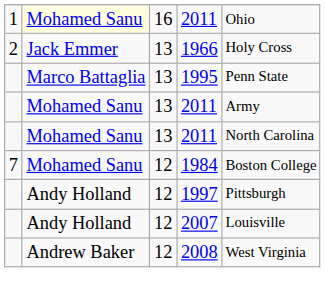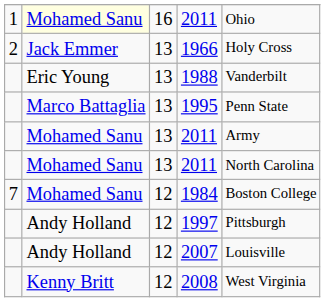+ row: (13, 78)
(80, 252) Andrew Baker -> (70, 281) Kenny Britt
